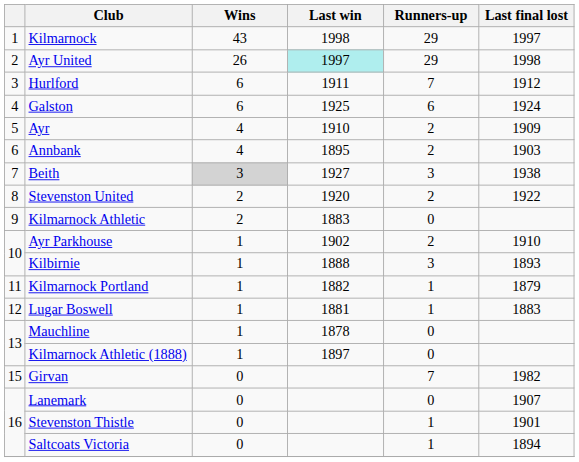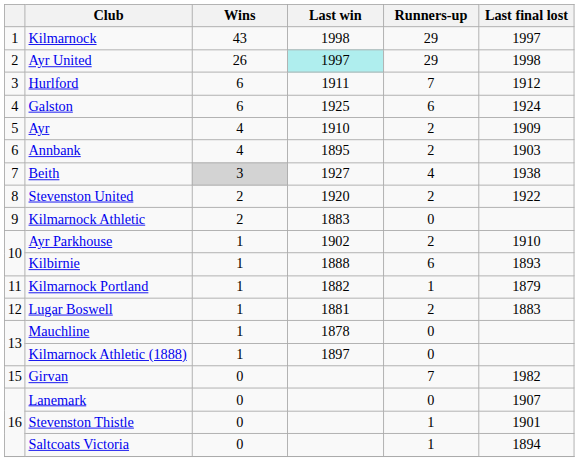(431, 173) 3 -> (431, 173) 4
(431, 264) 3 -> (431, 264) 6
(431, 309) 1 -> (431, 309) 2
